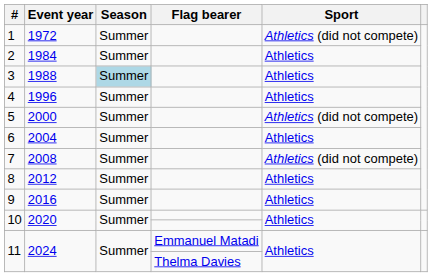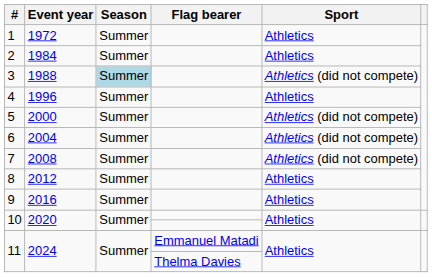(341, 35) Athletics (did not compete) -> (289, 35) Athletics
(289, 76) Athletics -> (341, 76) Athletics (did not compete)
(289, 138) Athletics -> (341, 138) Athletics (did not compete)
